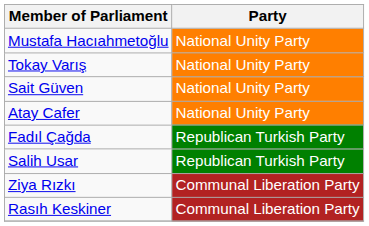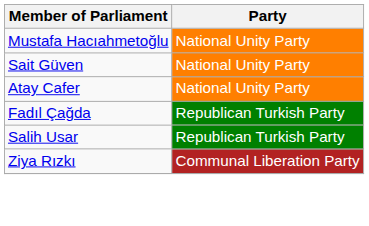- row: (47, 64)
- row: (60, 209)
